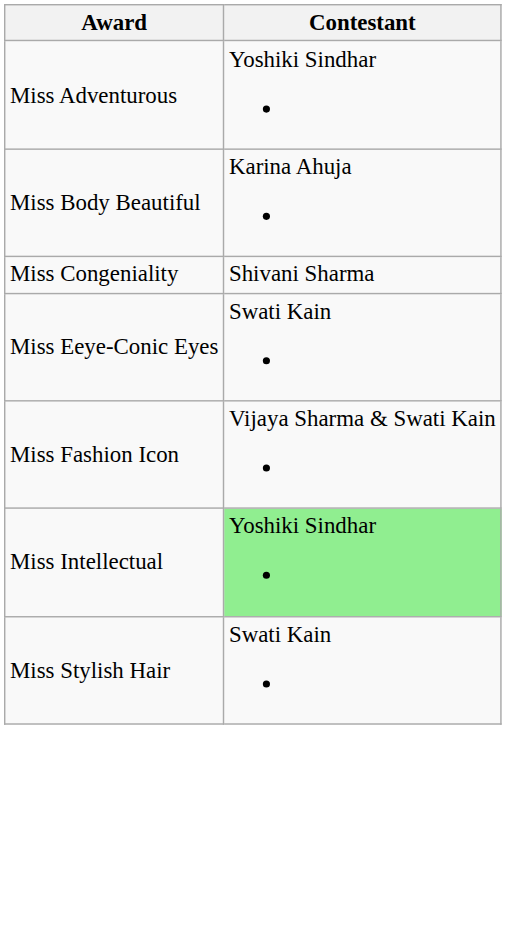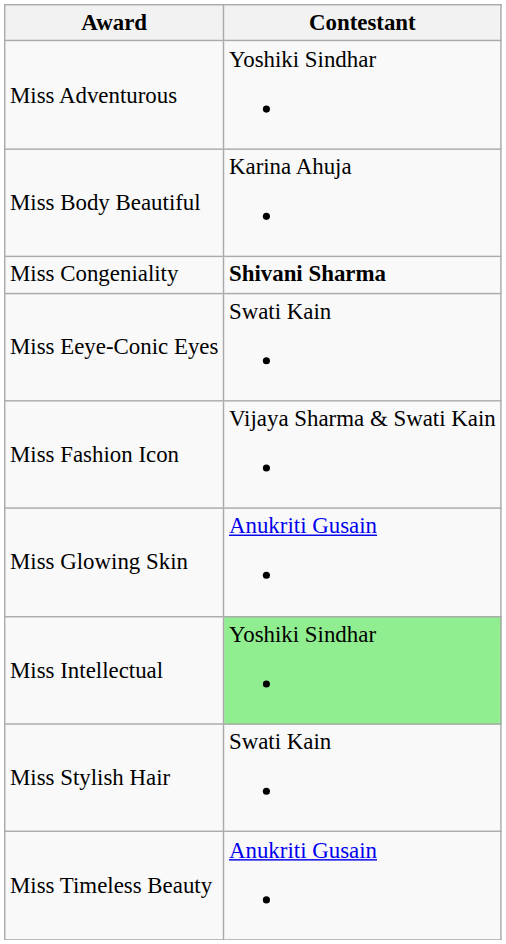(302, 274) normal -> (307, 274) bold
+ row: (99, 562)
+ row: (111, 885)
